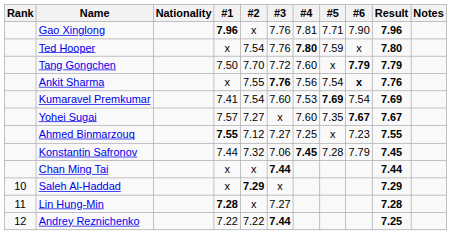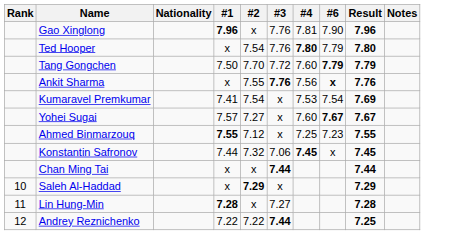- column: (333, 13)
(359, 48) x -> (333, 48) 7.79
(280, 100) 7.60 -> (280, 100) x
(280, 134) 7.27 -> (280, 134) x
(359, 152) 7.79 -> (333, 152) x
